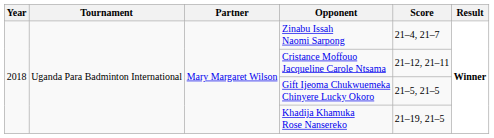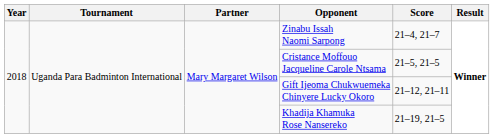(422, 63) 21–12, 21–11 -> (417, 63) 21–5, 21–5
(417, 91) 21–5, 21–5 -> (422, 91) 21–12, 21–11
